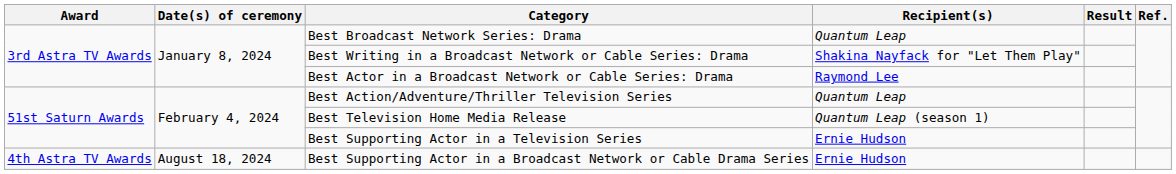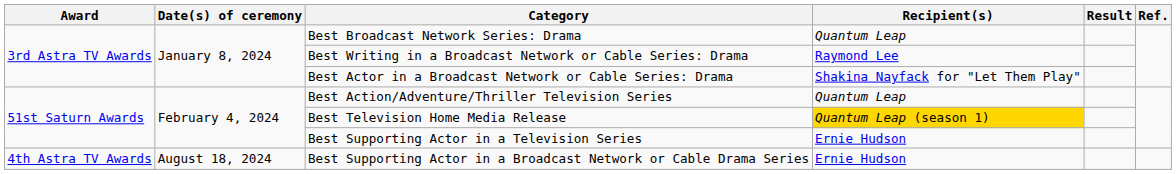(948, 56) Shakina Nayfack for "Let Them Play" -> (857, 56) Raymond Lee
(857, 76) Raymond Lee -> (948, 76) Shakina Nayfack for "Let Them Play"
(902, 118) no background -> (902, 118) gold background
